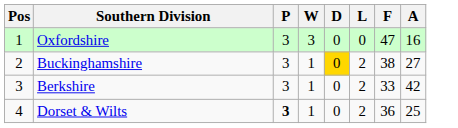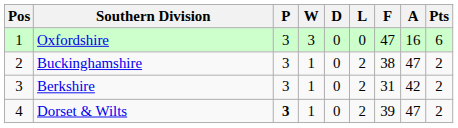+ column: (439, 16)
(337, 63) gold background -> (337, 63) no background
(413, 63) 27 -> (413, 63) 47
(388, 87) 33 -> (388, 87) 31
(388, 110) 36 -> (388, 110) 39
(413, 110) 25 -> (413, 110) 47
